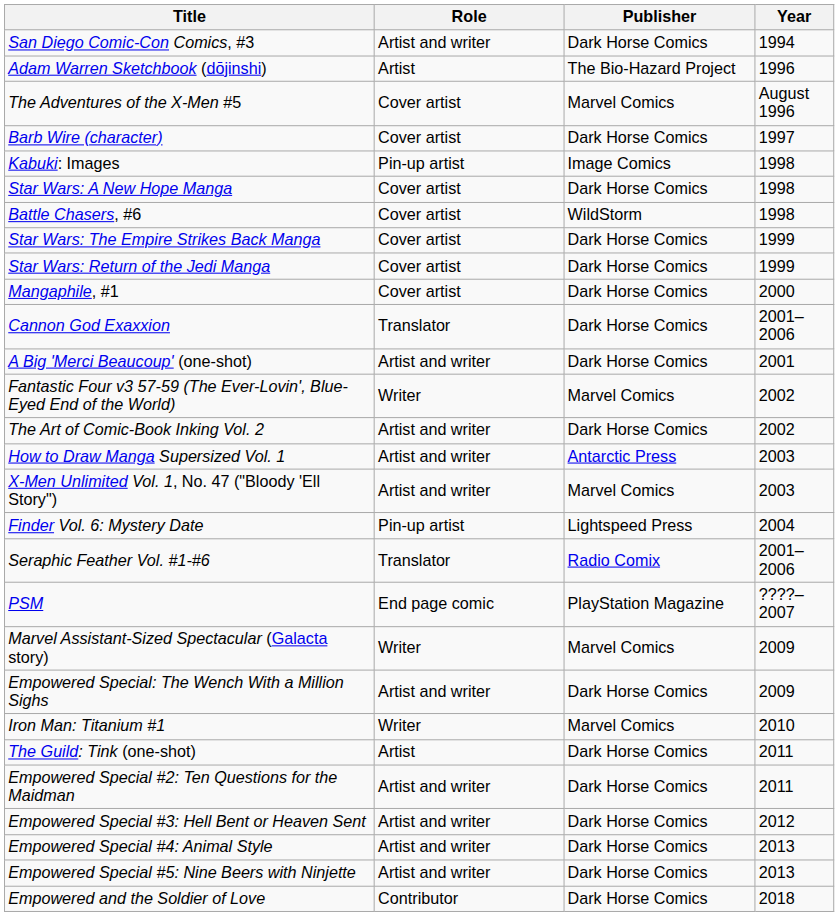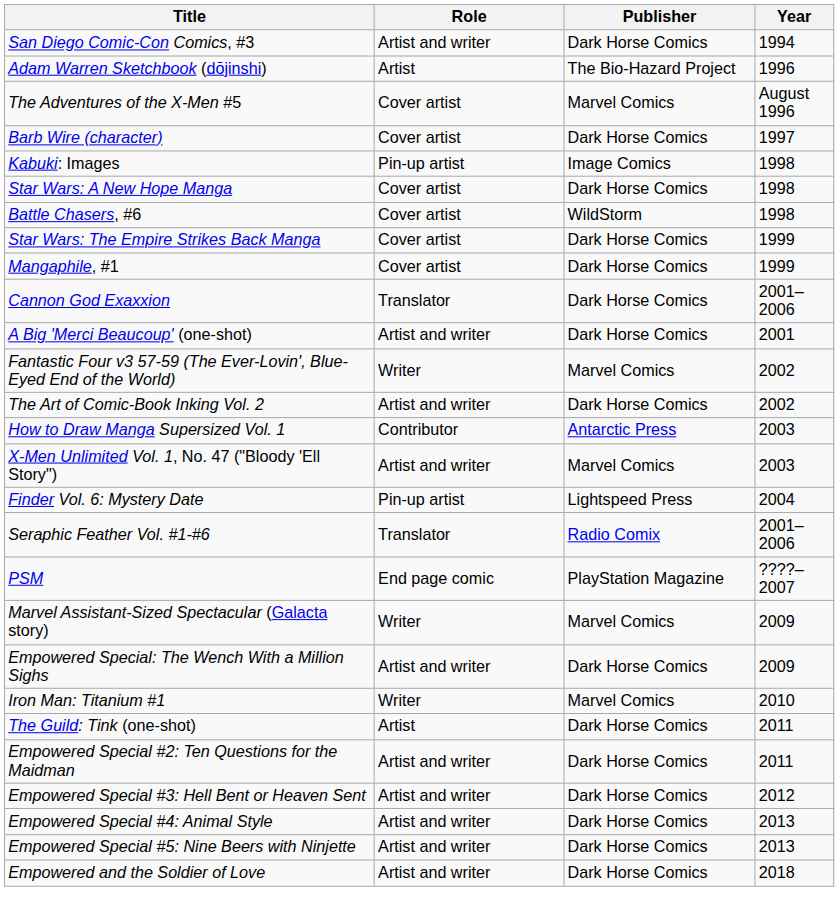- row: (139, 266)
(777, 291) 2000 -> (777, 266) 1999
(434, 456) Artist and writer -> (418, 430) Contributor
(418, 898) Contributor -> (434, 872) Artist and writer
